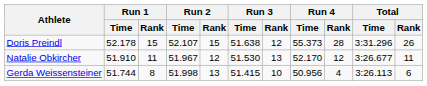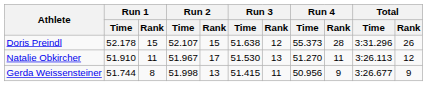(214, 58) 12 -> (214, 58) 17
(307, 58) 52.170 -> (307, 58) 51.270
(339, 58) 12 -> (339, 58) 11
(374, 58) 3:26.677 -> (374, 58) 3:26.113
(409, 58) 11 -> (409, 58) 12
(276, 73) 10 -> (276, 73) 11
(339, 73) 4 -> (339, 73) 9
(374, 73) 3:26.113 -> (374, 73) 3:26.677
(409, 73) 6 -> (409, 73) 9
